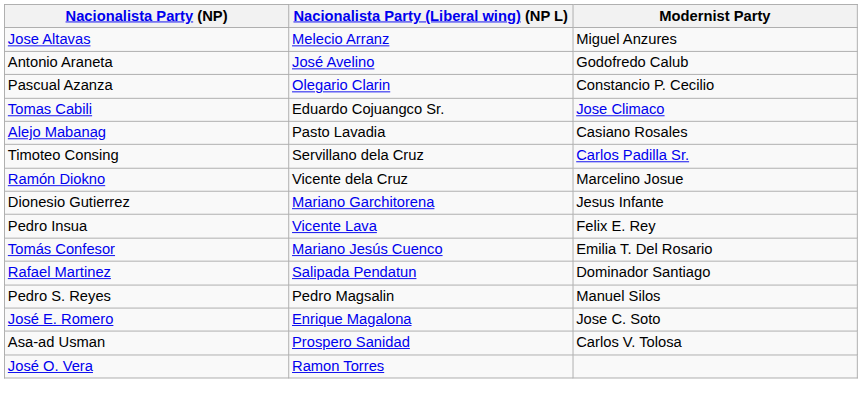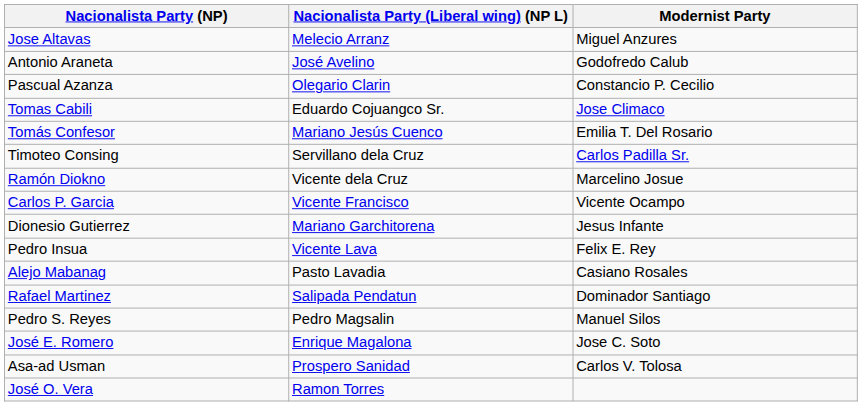rows swapped: (61, 249) <-> (57, 132)
+ row: (61, 202)
